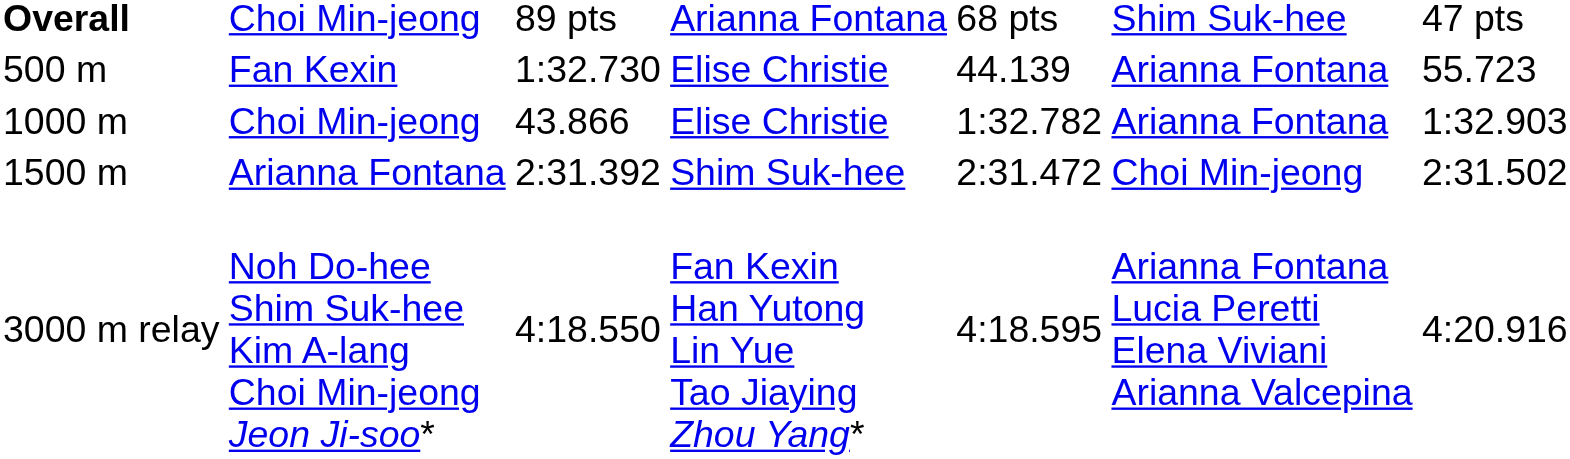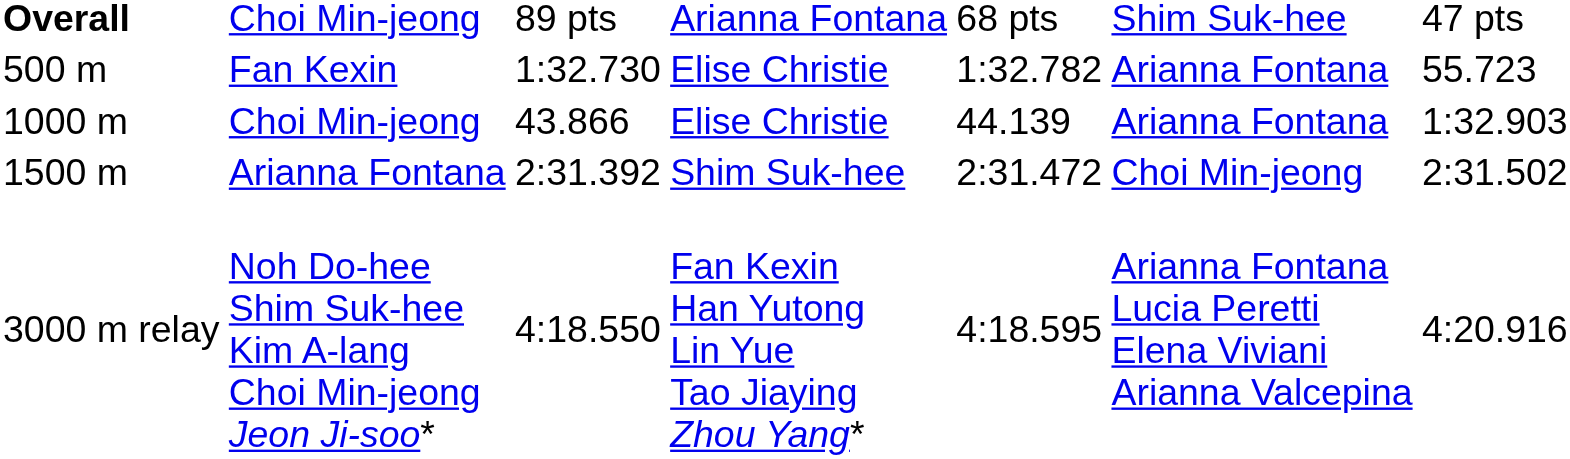(1014, 69) 44.139 -> (1029, 69) 1:32.782
(1029, 121) 1:32.782 -> (1014, 121) 44.139
